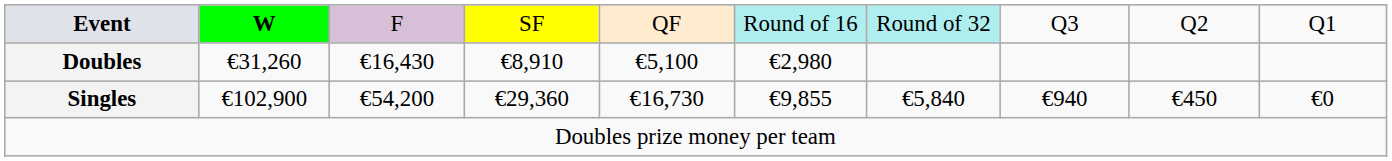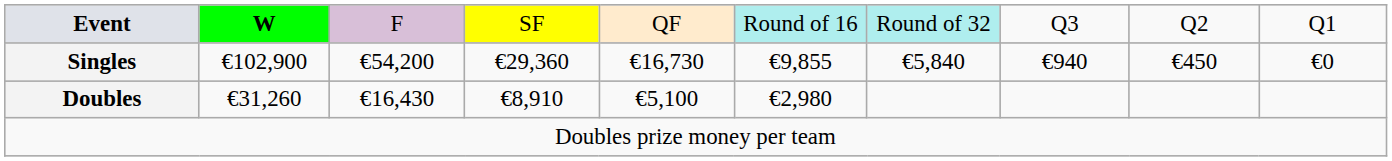rows swapped: (102, 99) <-> (102, 61)
